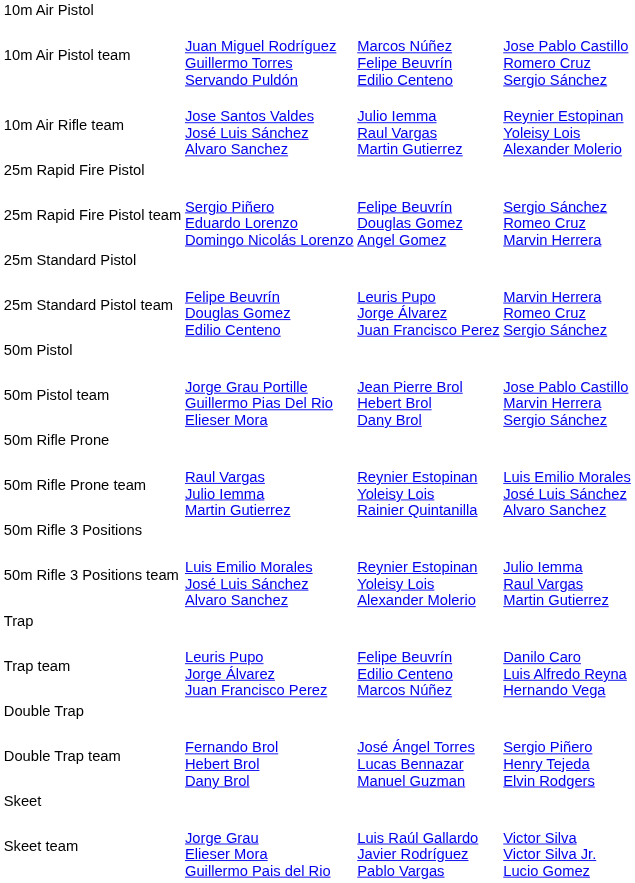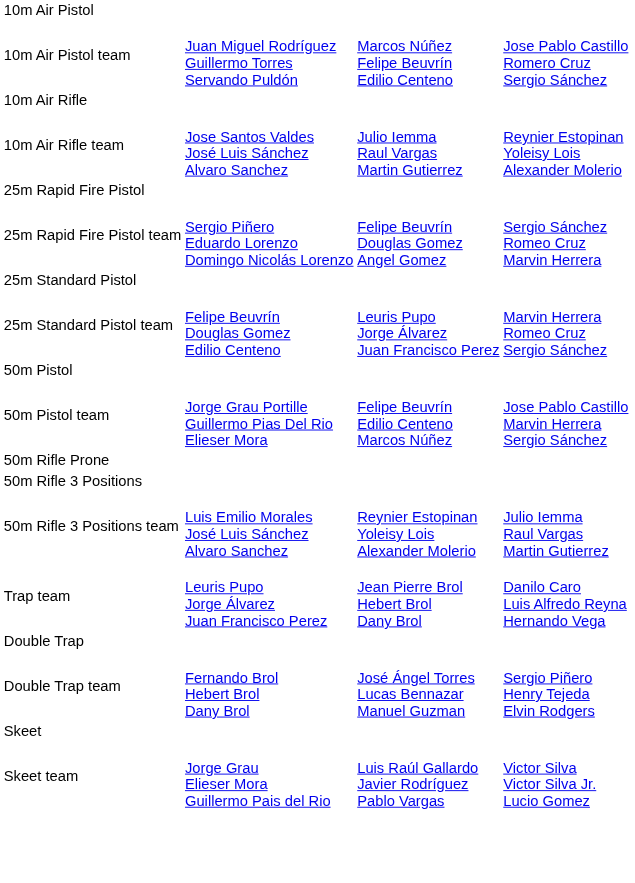+ row: (45, 100)
(410, 403) Jean Pierre Brol Hebert Brol Dany Brol -> (405, 424) Felipe Beuvrín Edilio Centeno Marcos Núñez
- row: (75, 485)
- row: (19, 620)
(405, 674) Felipe Beuvrín Edilio Centeno Marcos Núñez -> (410, 604) Jean Pierre Brol Hebert Brol Dany Brol
